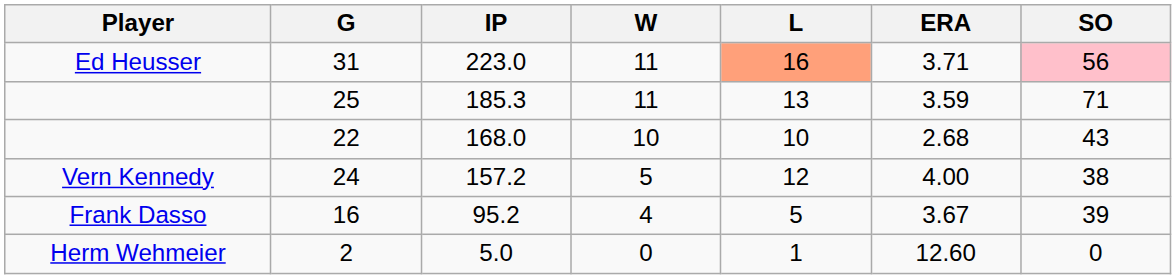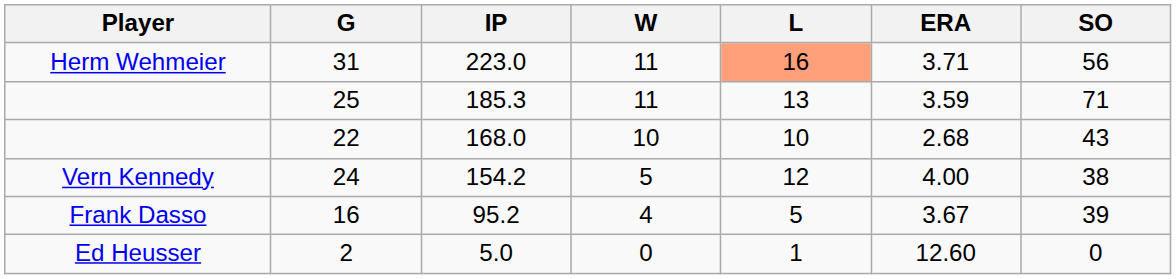(138, 61) Ed Heusser -> (138, 61) Herm Wehmeier
(1096, 61) pink background -> (1096, 61) no background
(496, 176) 157.2 -> (496, 176) 154.2
(138, 253) Herm Wehmeier -> (138, 253) Ed Heusser
